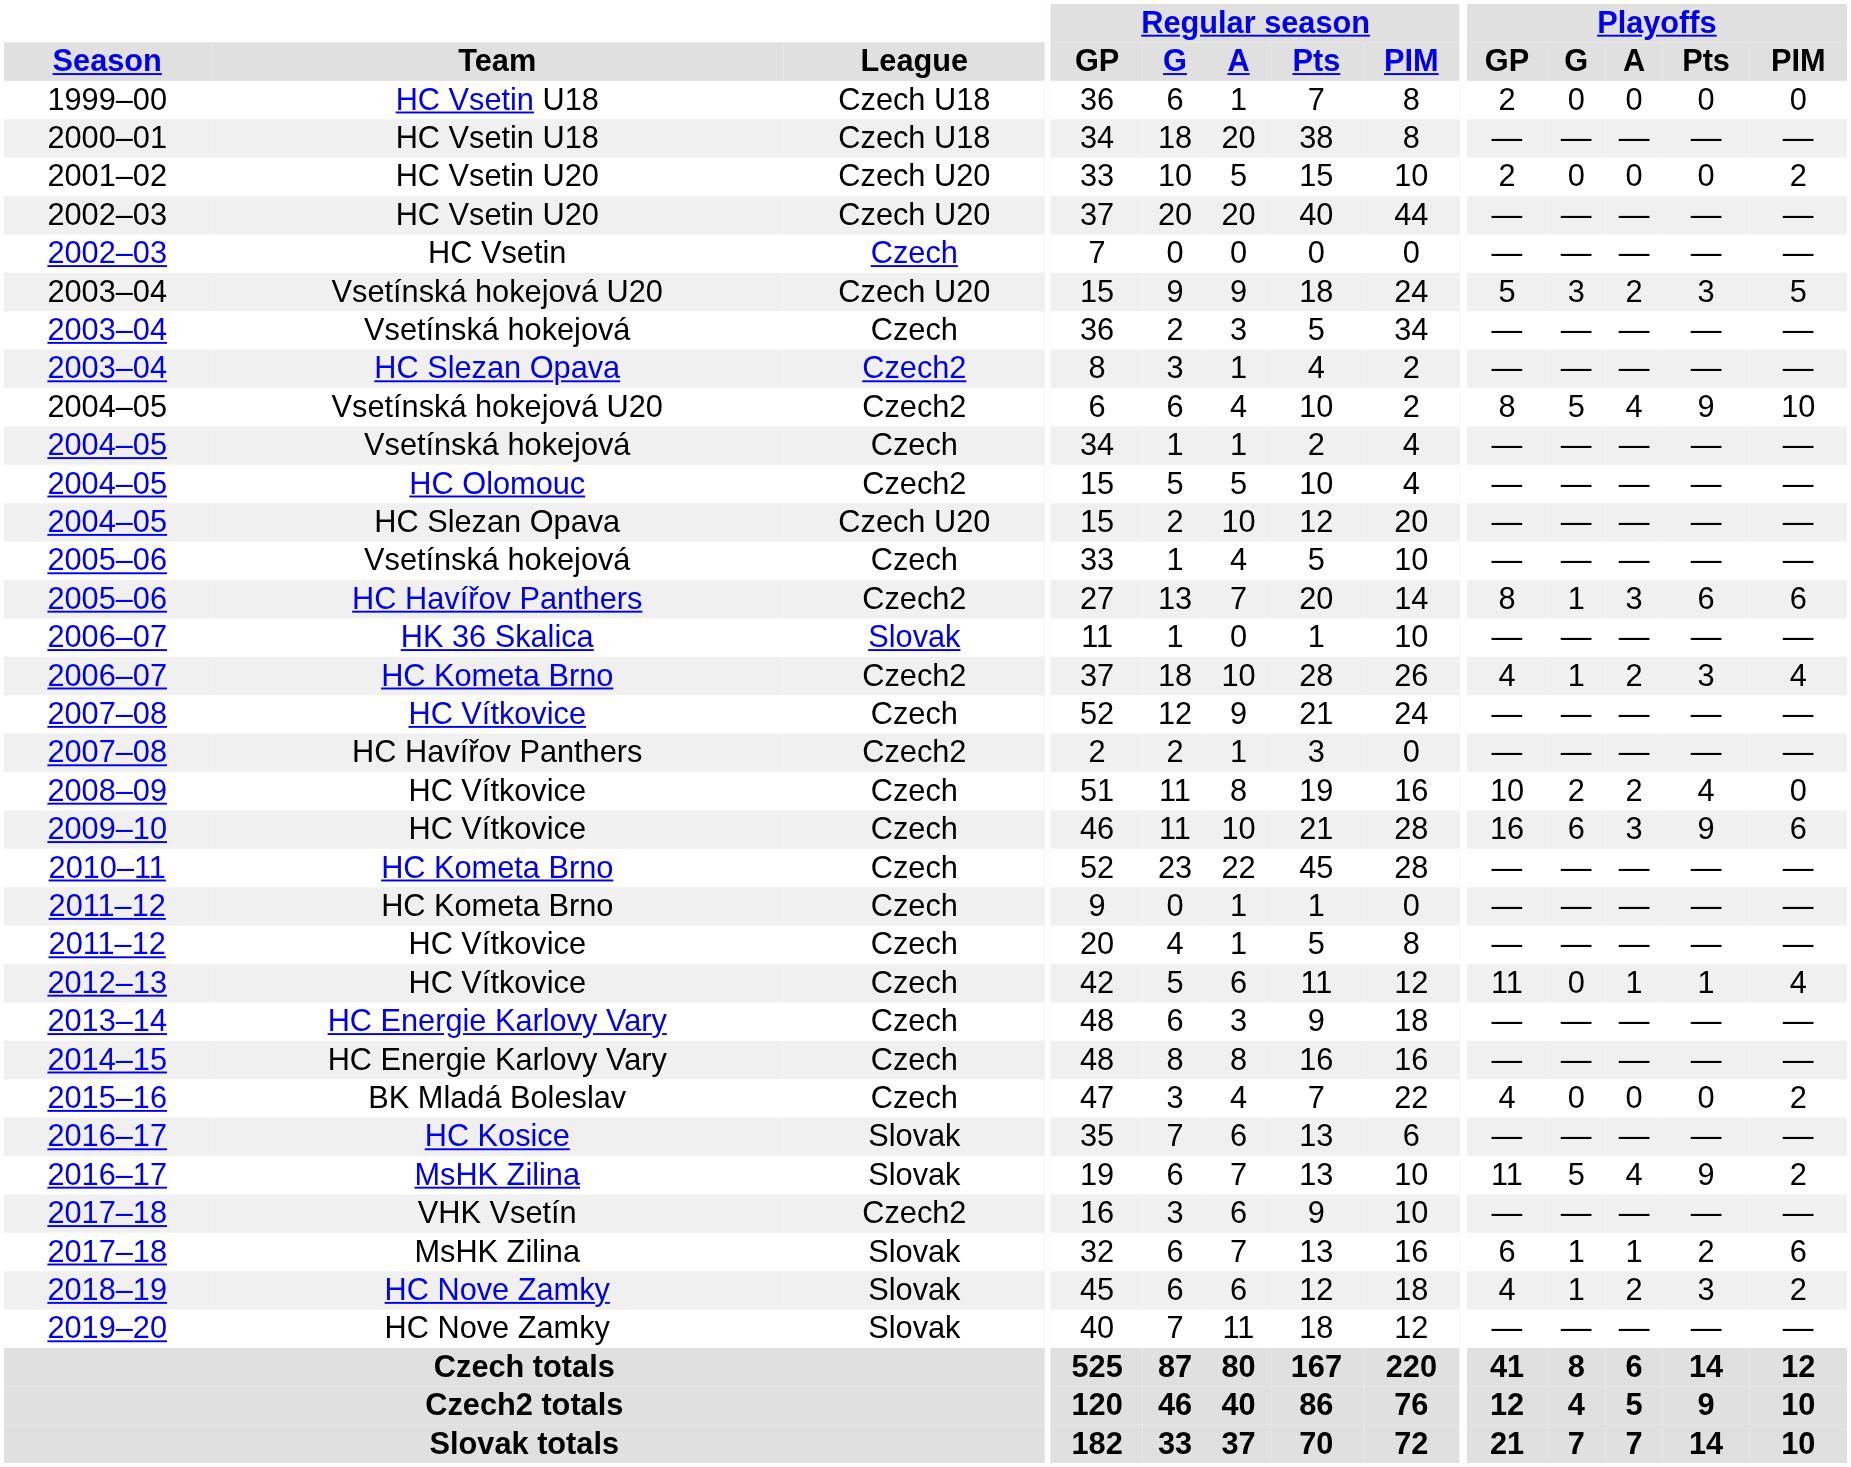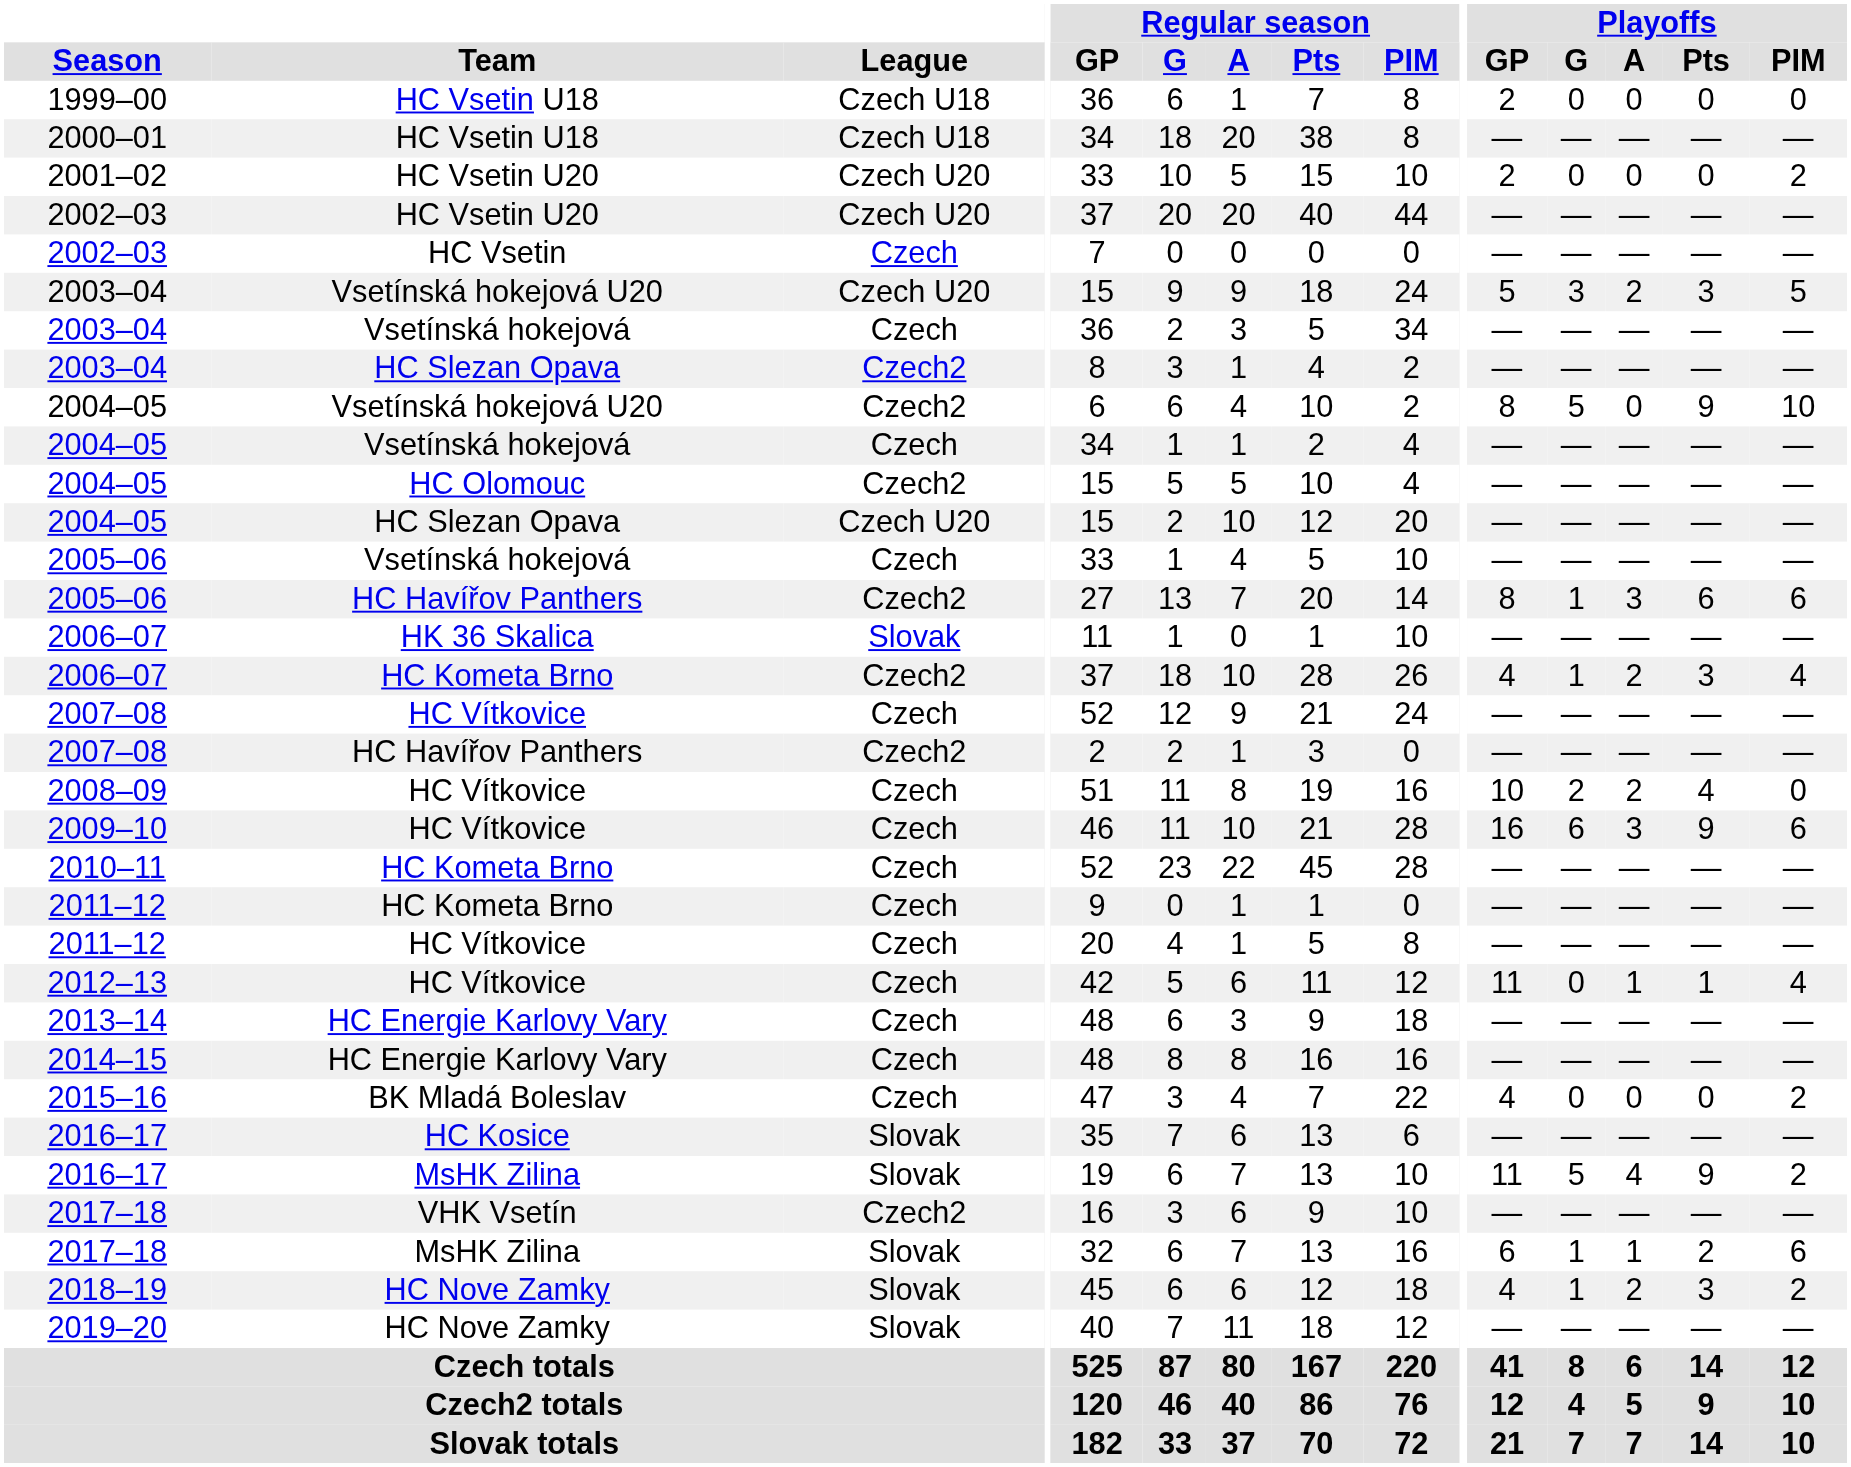(1634, 406) 4 -> (1634, 406) 0
